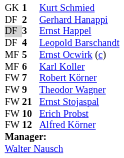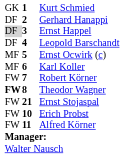(12, 90) normal -> (13, 90) bold
(24, 90) 9 -> (24, 90) 8
(27, 125) 12 -> (27, 125) 11
